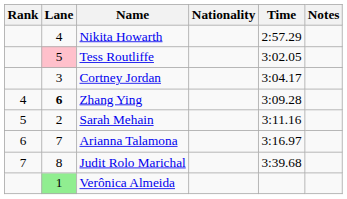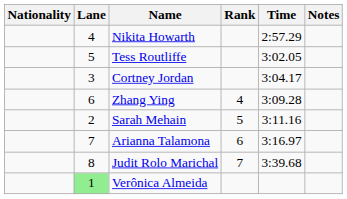columns swapped: (23, 15) <-> (224, 15)
(59, 57) pink background -> (91, 57) no background
(59, 99) bold -> (91, 99) normal
